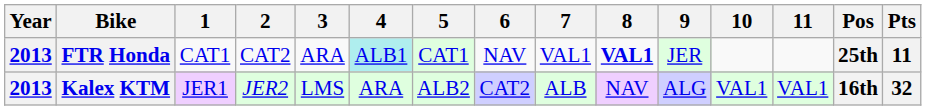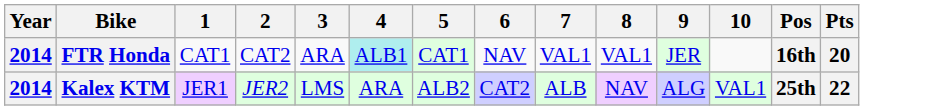- column: (803, 21)
(31, 54) 2013 -> (31, 54) 2014
(627, 54) bold -> (626, 54) normal
(858, 54) 25th -> (796, 54) 16th
(902, 54) 11 -> (840, 54) 20
(31, 88) 2013 -> (31, 88) 2014
(858, 88) 16th -> (796, 88) 25th
(902, 88) 32 -> (840, 88) 22
